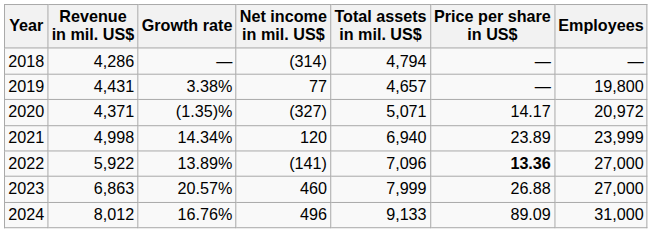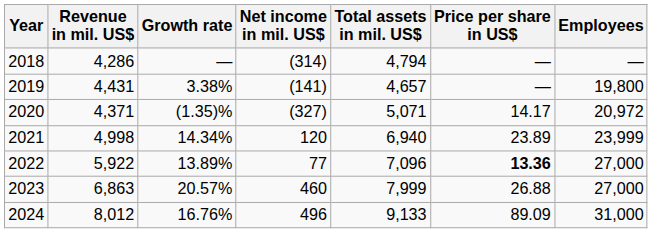(318, 86) 77 -> (308, 86) (141)
(308, 163) (141) -> (318, 163) 77
